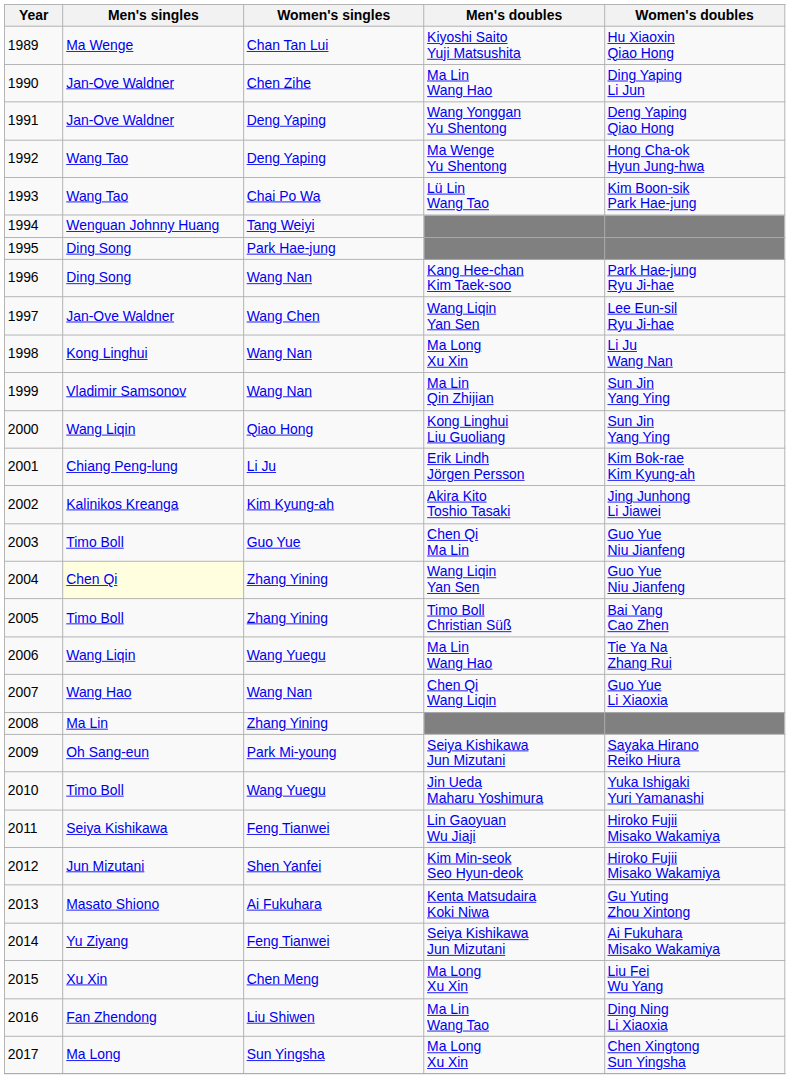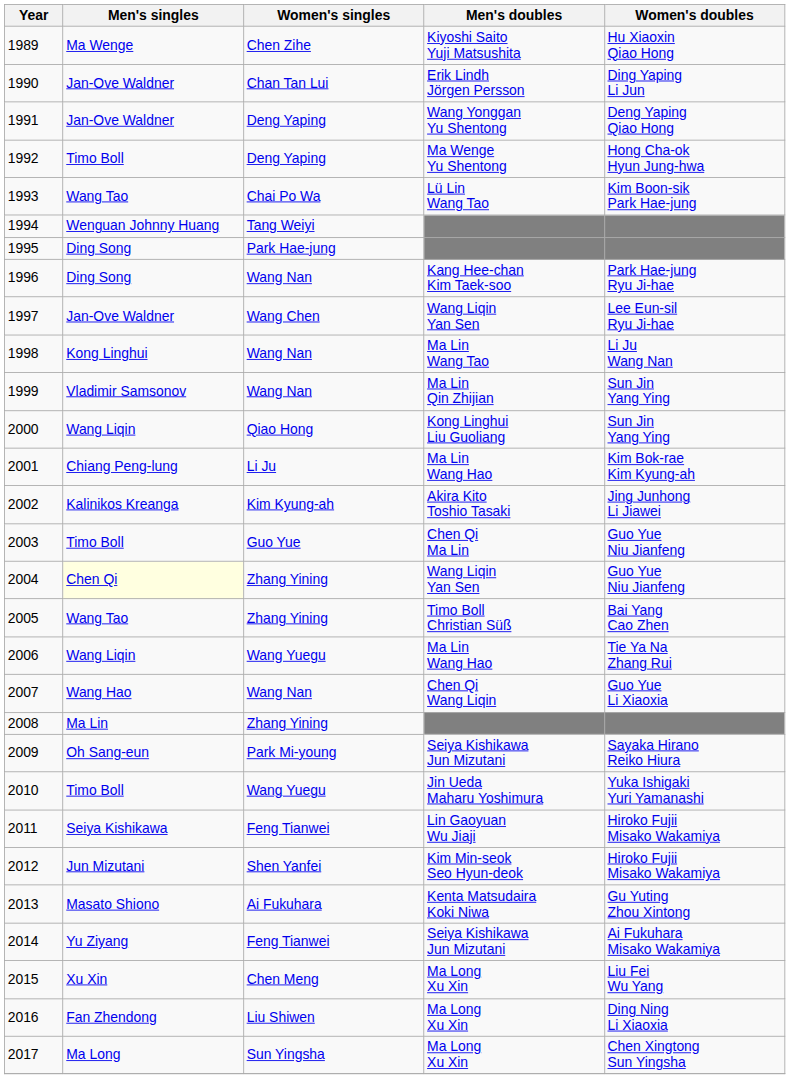(288, 45) Chan Tan Lui -> (279, 45) Chen Zihe
(279, 83) Chen Zihe -> (288, 83) Chan Tan Lui
(460, 83) Ma Lin Wang Hao -> (476, 83) Erik Lindh Jörgen Persson
(97, 158) Wang Tao -> (95, 158) Timo Boll
(454, 353) Ma Long Xu Xin -> (458, 353) Ma Lin Wang Tao
(476, 466) Erik Lindh Jörgen Persson -> (460, 466) Ma Lin Wang Hao
(95, 617) Timo Boll -> (97, 617) Wang Tao
(458, 1017) Ma Lin Wang Tao -> (454, 1017) Ma Long Xu Xin
